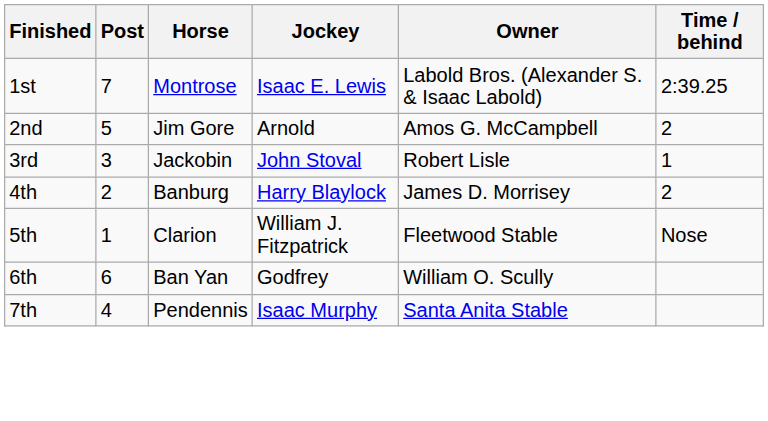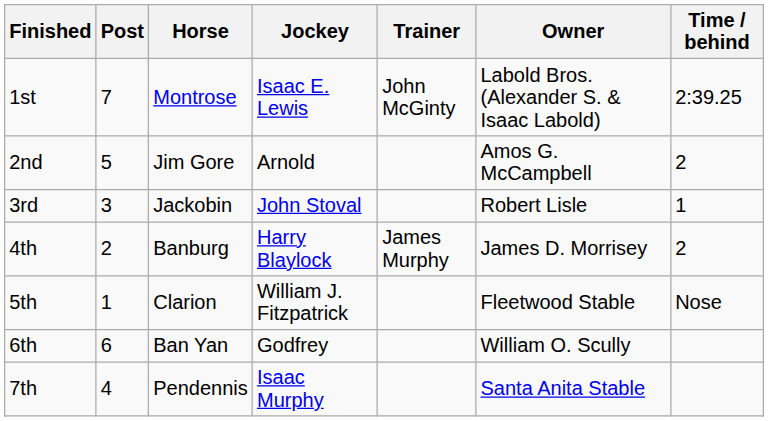+ column: (427, 31)
